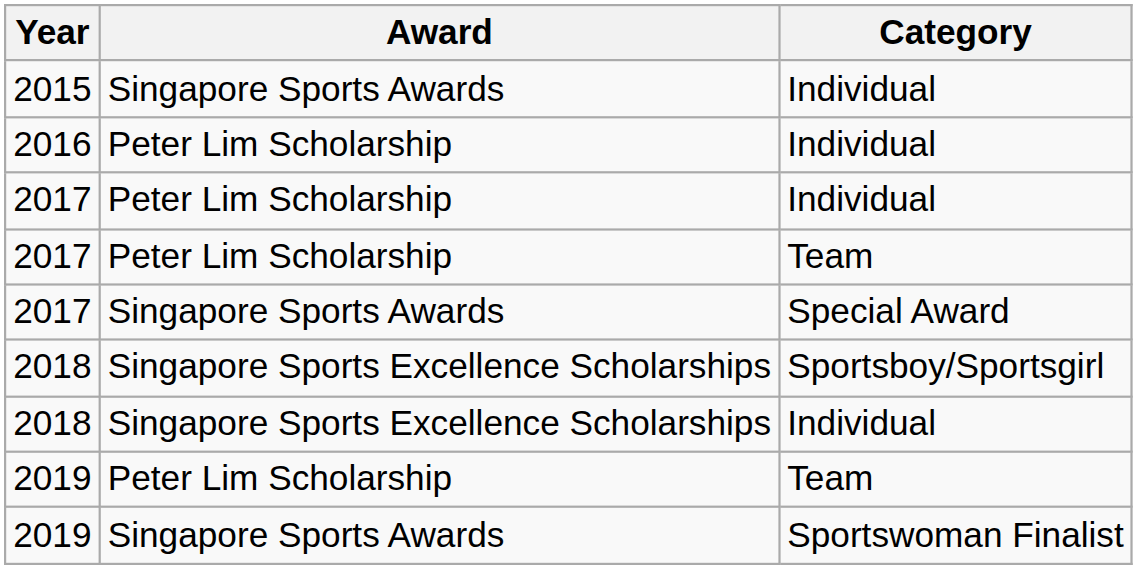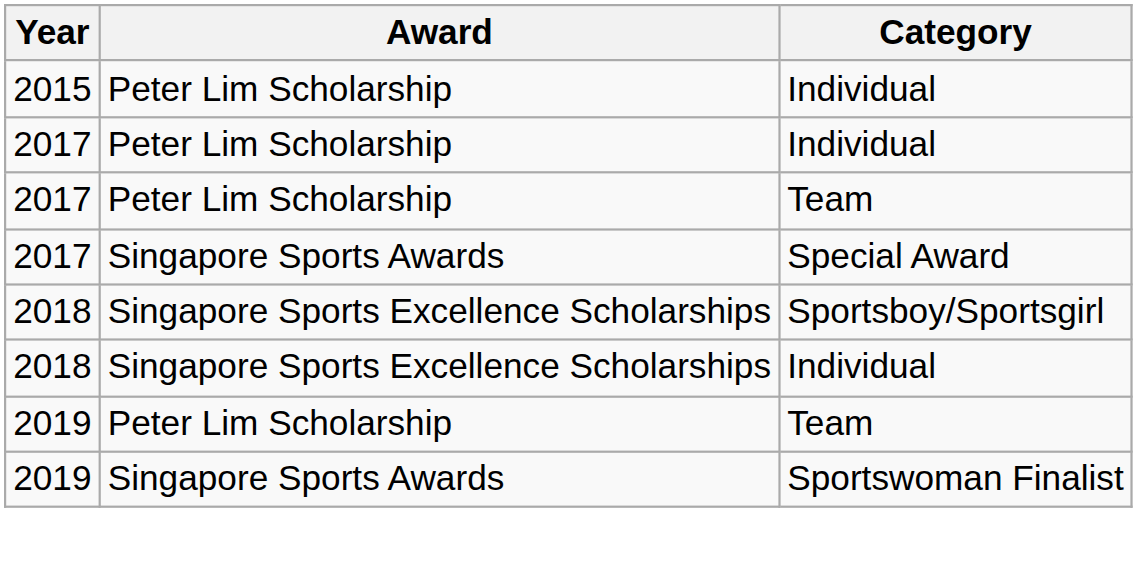(306, 88) Singapore Sports Awards -> (280, 88) Peter Lim Scholarship
- row: (52, 144)
